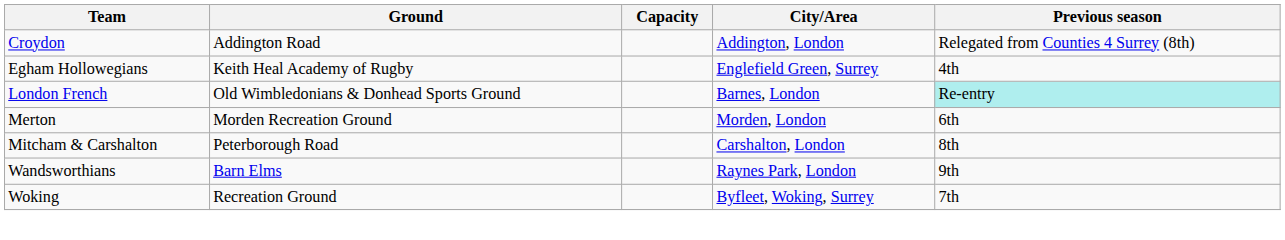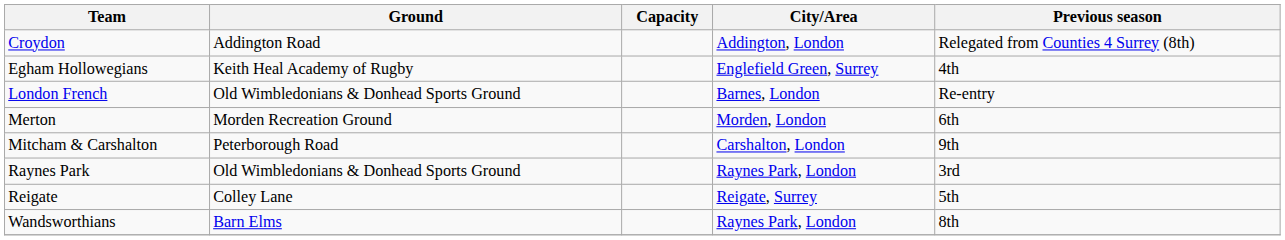(967, 94) paleturquoise background -> (967, 94) no background
(949, 145) 8th -> (949, 145) 9th
+ row: (49, 171)
+ row: (33, 196)
(949, 171) 9th -> (949, 222) 8th
- row: (34, 196)
